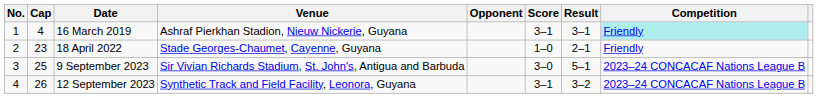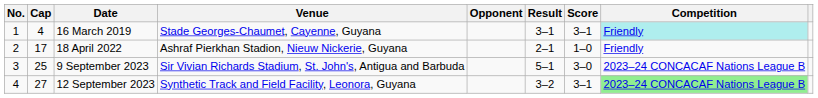columns swapped: (543, 13) <-> (581, 13)
(284, 31) Ashraf Pierkhan Stadion, Nieuw Nickerie, Guyana -> (271, 31) Stade Georges-Chaumet, Cayenne, Guyana
(41, 48) 23 -> (41, 48) 17
(271, 48) Stade Georges-Chaumet, Cayenne, Guyana -> (284, 48) Ashraf Pierkhan Stadion, Nieuw Nickerie, Guyana
(41, 84) 26 -> (41, 84) 27
(704, 84) no background -> (704, 84) lightgreen background
